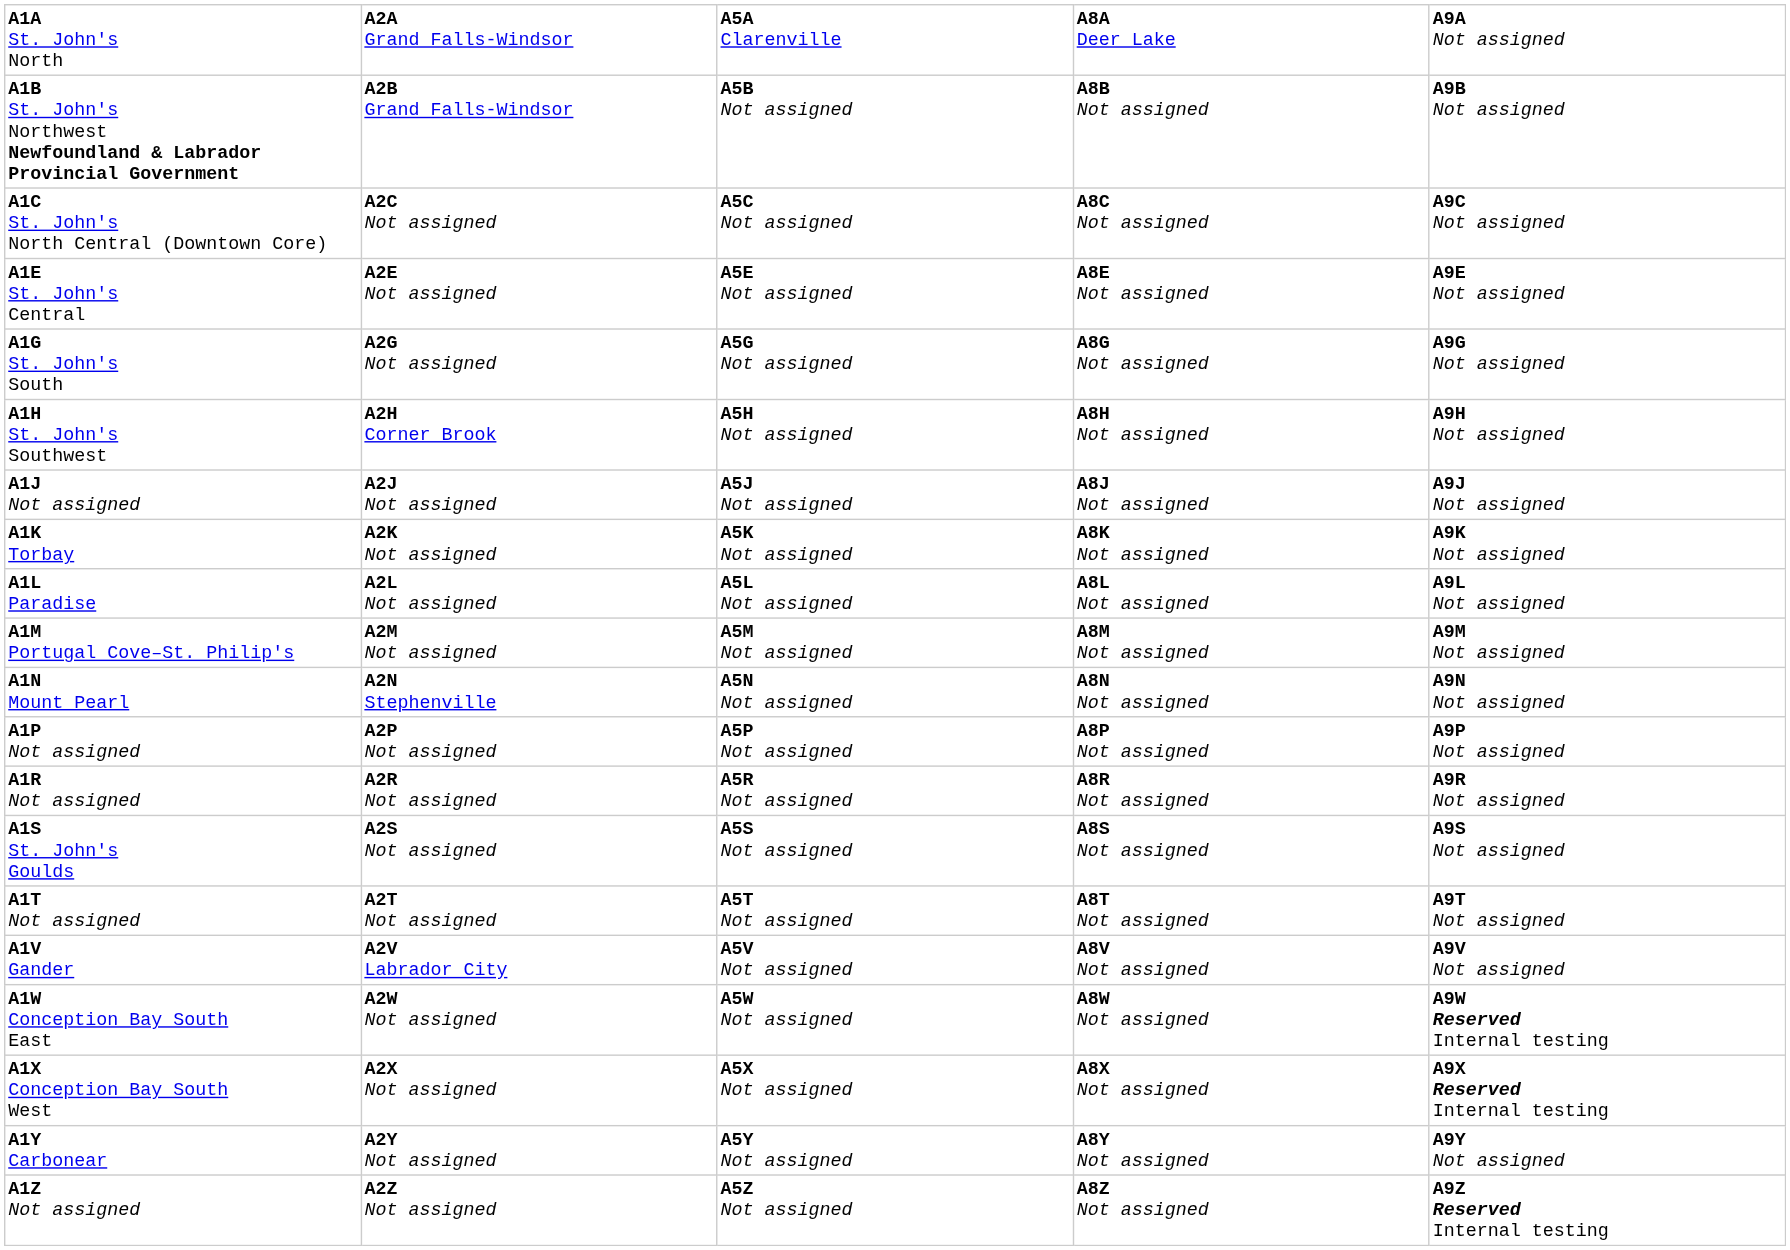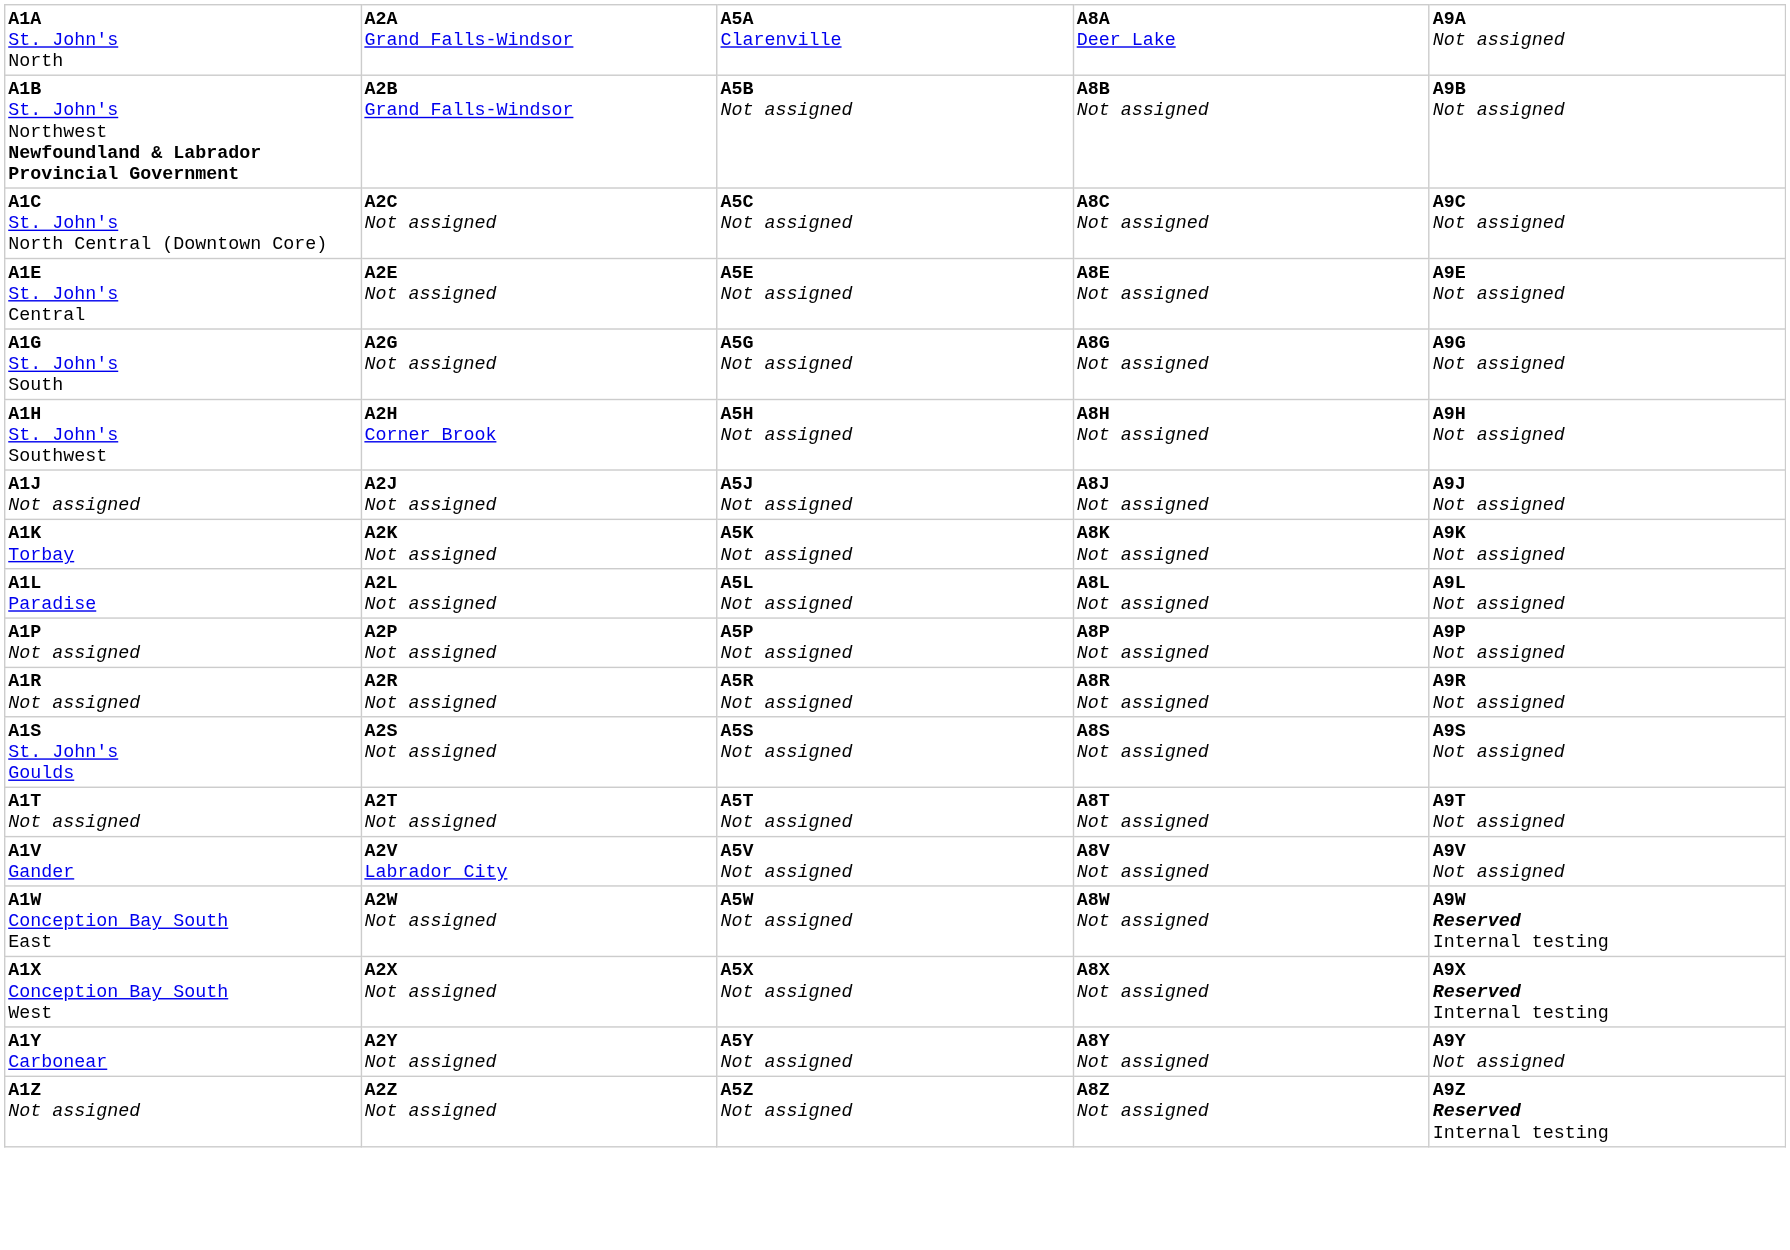- row: (151, 643)
- row: (69, 692)
